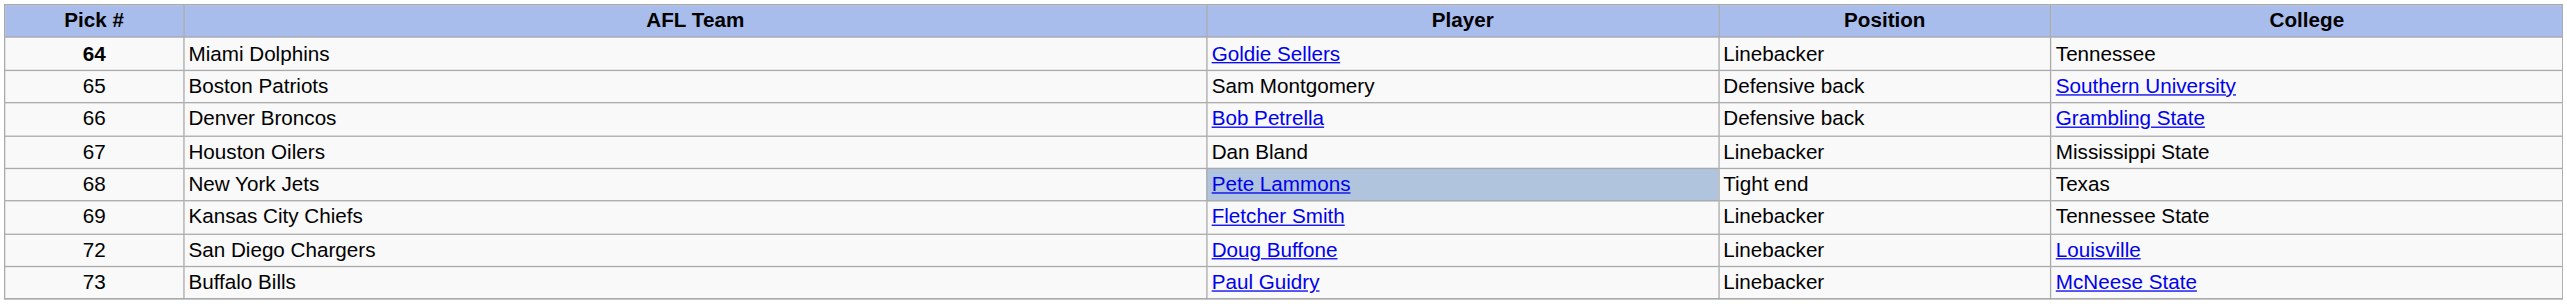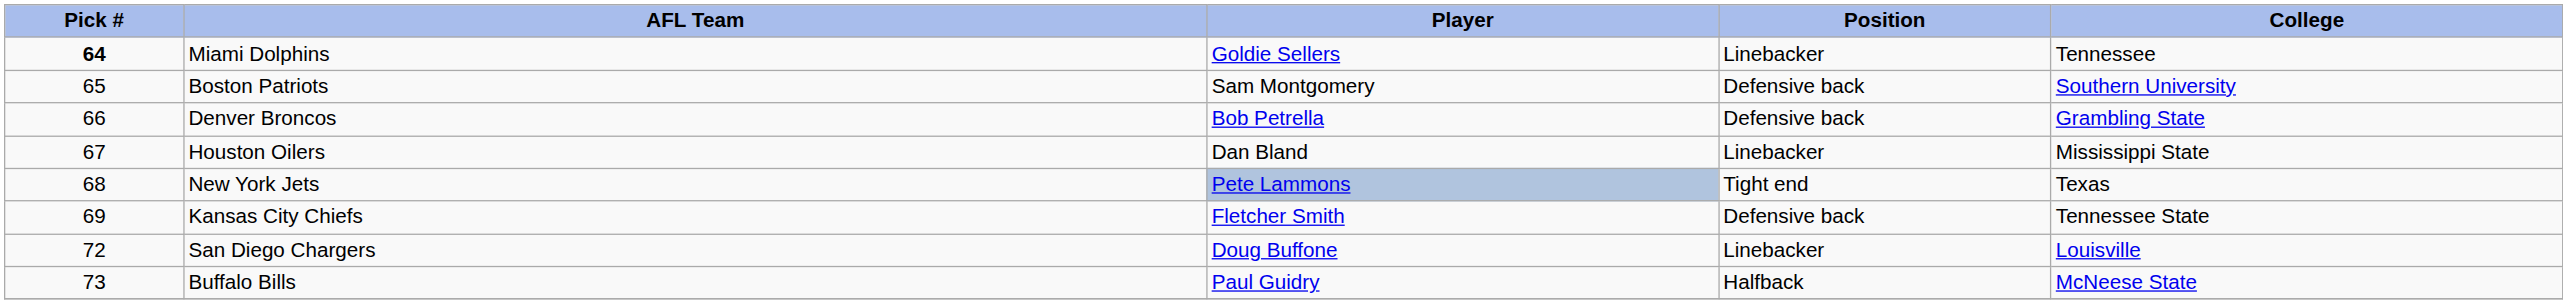(1774, 217) Linebacker -> (1794, 217) Defensive back
(1774, 282) Linebacker -> (1763, 282) Halfback
